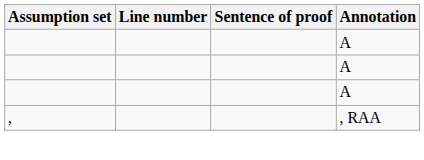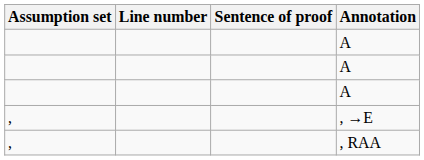+ row: (10, 117)
